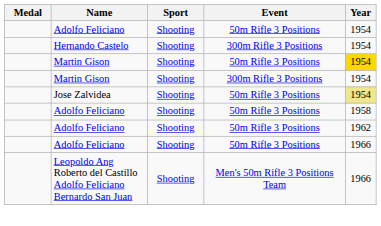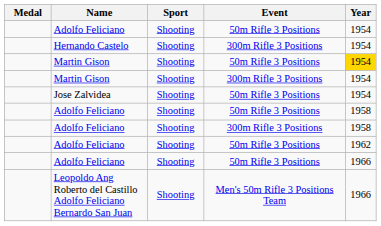(361, 95) khaki background -> (361, 95) no background
+ row: (89, 128)
